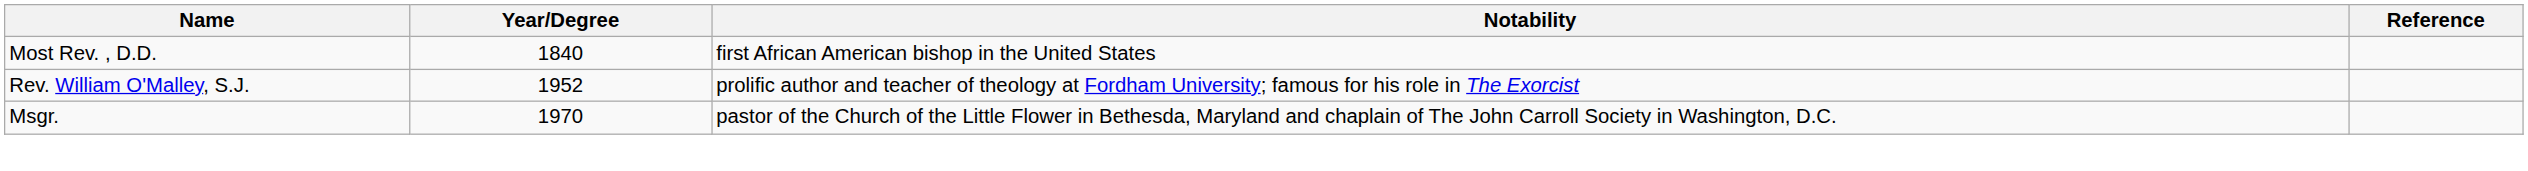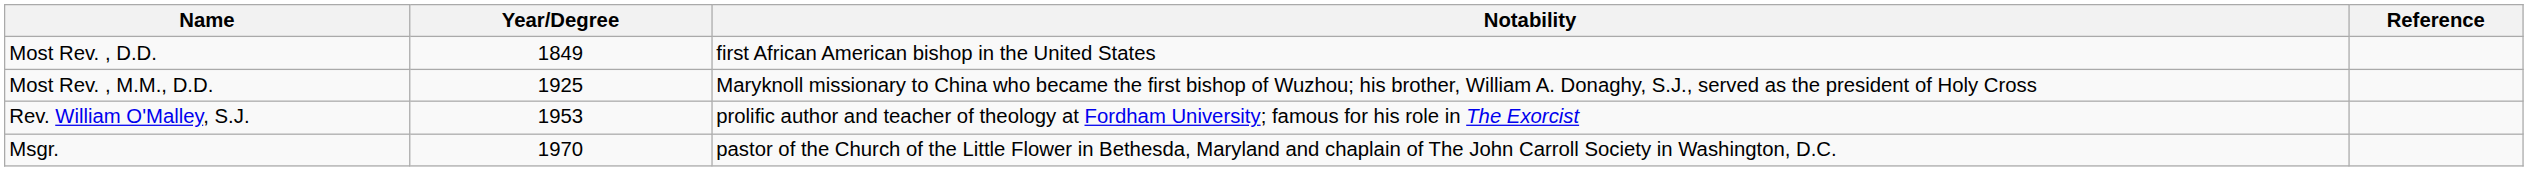(560, 52) 1840 -> (560, 52) 1849
+ row: (111, 85)
(560, 85) 1952 -> (560, 117) 1953
